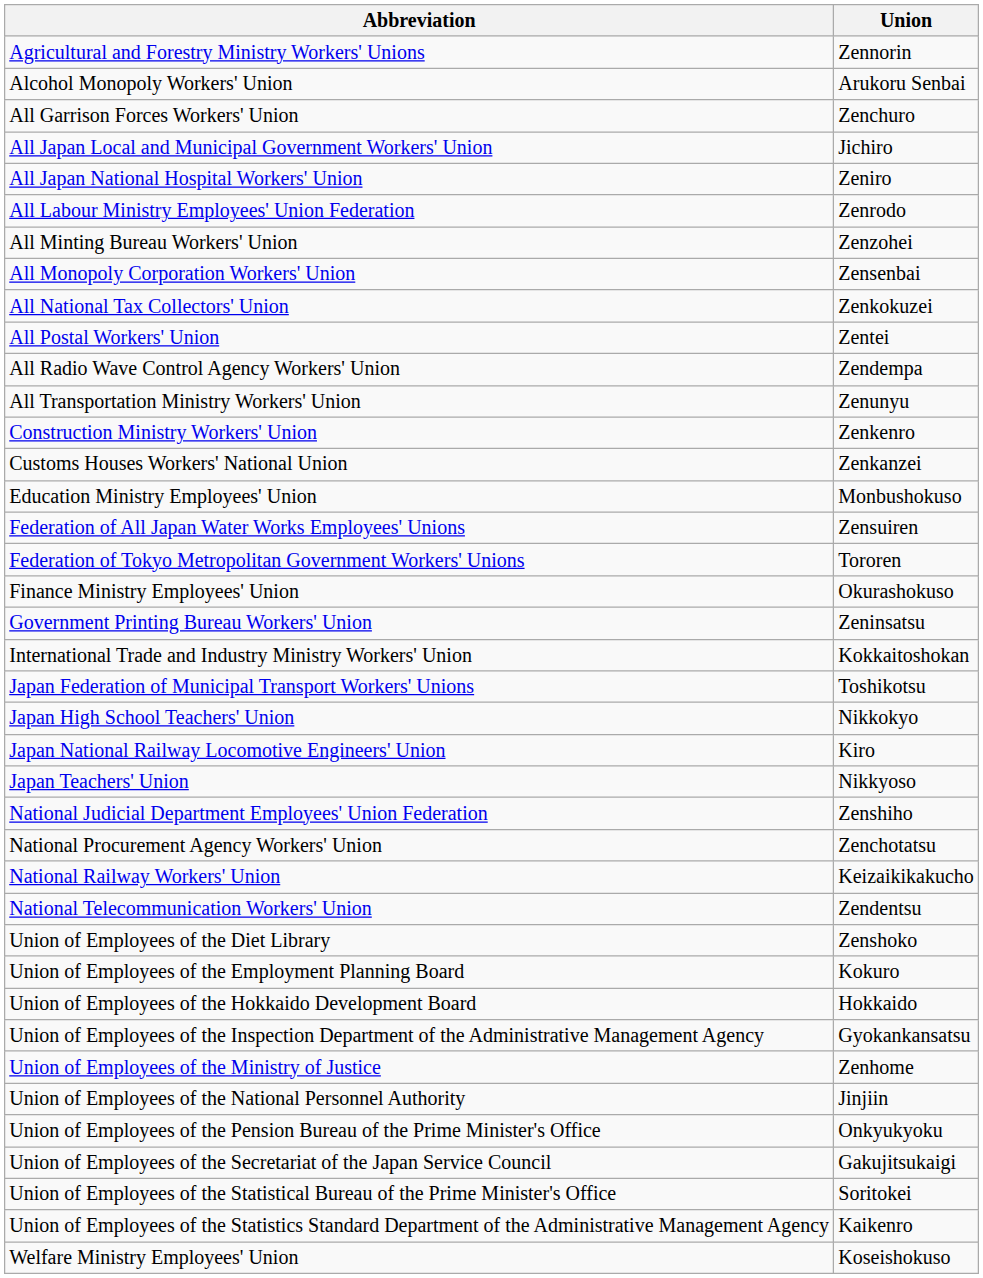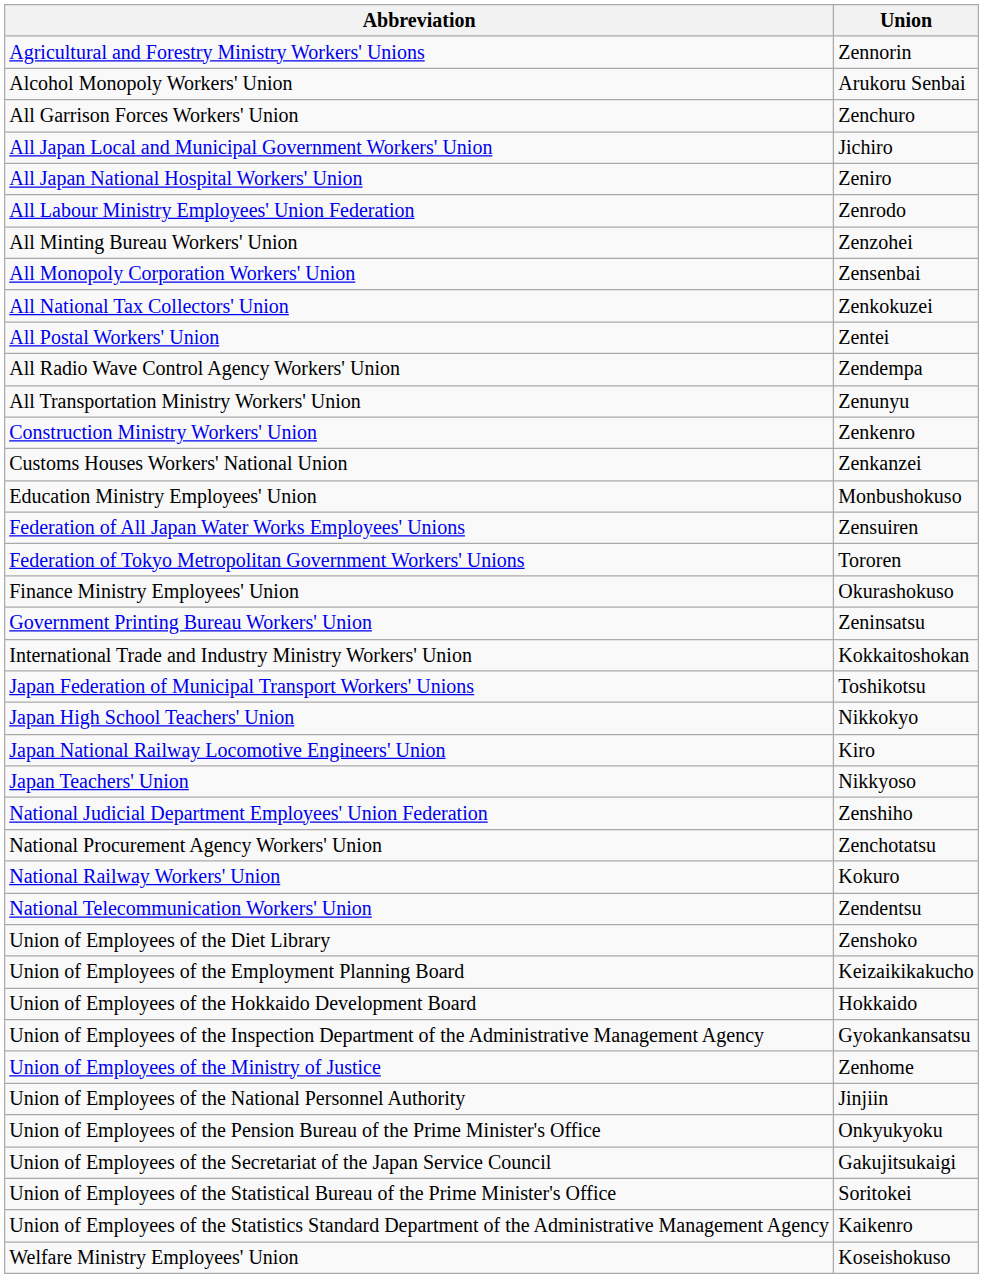(906, 876) Keizaikikakucho -> (869, 876) Kokuro
(869, 971) Kokuro -> (906, 971) Keizaikikakucho
